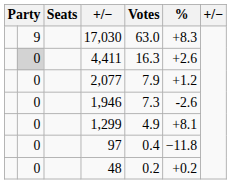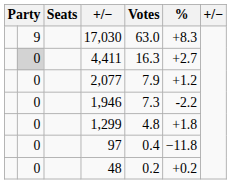(185, 59) +2.6 -> (185, 59) +2.7
(186, 102) -2.6 -> (186, 102) -2.2
(151, 124) 4.9 -> (151, 124) 4.8
(185, 124) +8.1 -> (185, 124) +1.8
